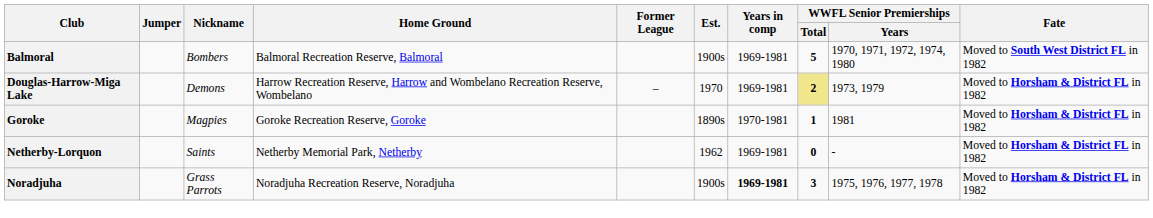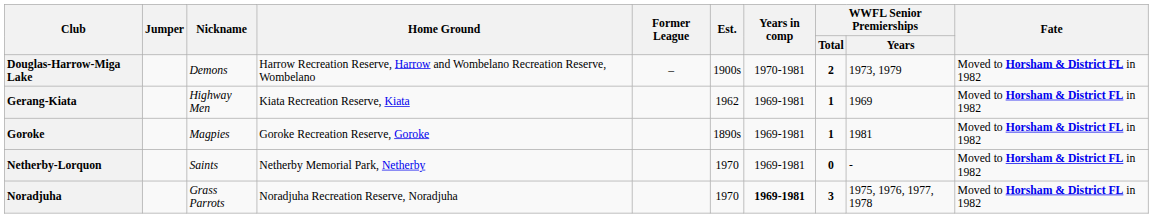- row: (30, 57)
(711, 89) 1970 -> (727, 70) 1900s
(763, 89) 1969-1981 -> (780, 70) 1970-1981
(813, 89) khaki background -> (831, 70) no background
+ row: (42, 102)
(763, 120) 1970-1981 -> (780, 133) 1969-1981
(711, 152) 1962 -> (727, 165) 1970
(711, 184) 1900s -> (727, 197) 1970
